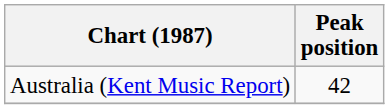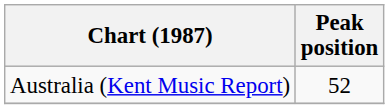(340, 84) 42 -> (340, 84) 52
